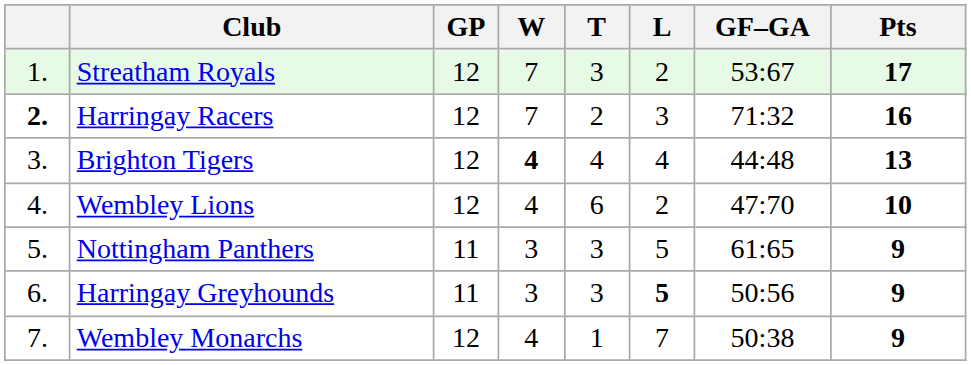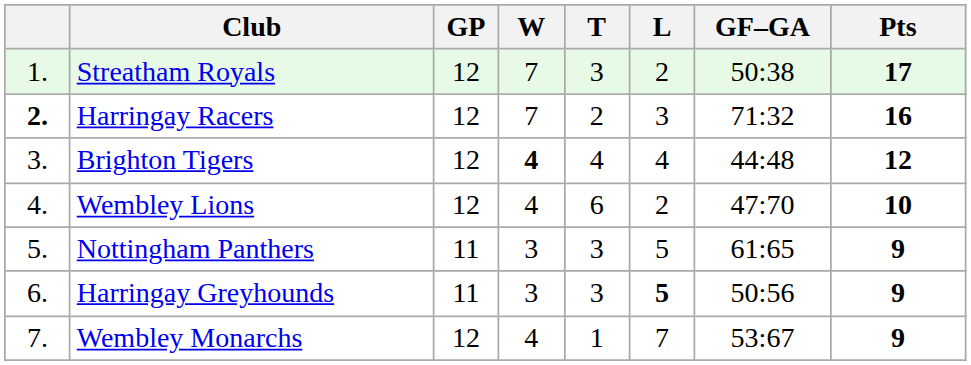(763, 71) 53:67 -> (763, 71) 50:38
(898, 159) 13 -> (898, 159) 12
(763, 337) 50:38 -> (763, 337) 53:67
